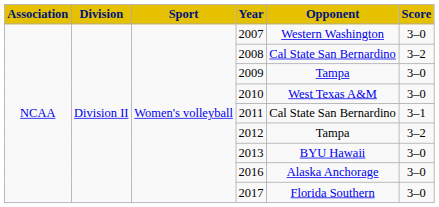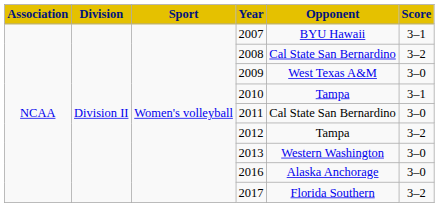(333, 34) Western Washington -> (333, 34) BYU Hawaii
(416, 34) 3–0 -> (416, 34) 3–1
(333, 73) Tampa -> (333, 73) West Texas A&M
(333, 93) West Texas A&M -> (333, 93) Tampa
(416, 93) 3–0 -> (416, 93) 3–1
(416, 113) 3–1 -> (416, 113) 3–0
(333, 152) BYU Hawaii -> (333, 152) Western Washington
(416, 192) 3–0 -> (416, 192) 3–2
